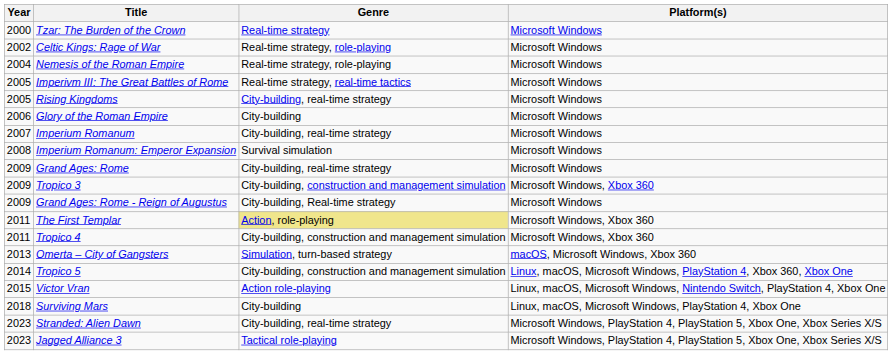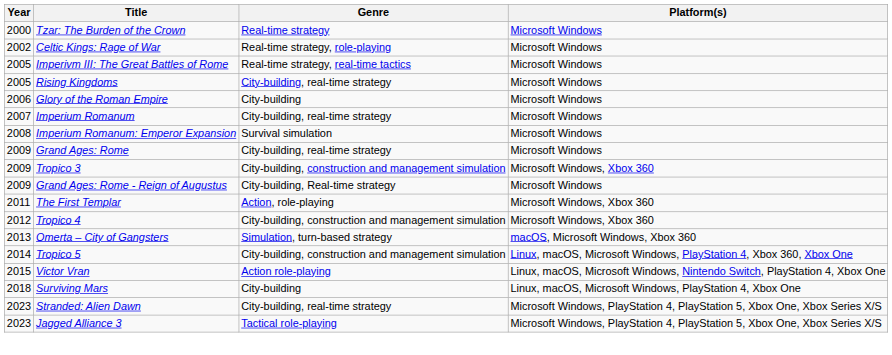- row: (110, 64)
(288, 220) khaki background -> (288, 202) no background
(19, 237) 2011 -> (19, 220) 2012
